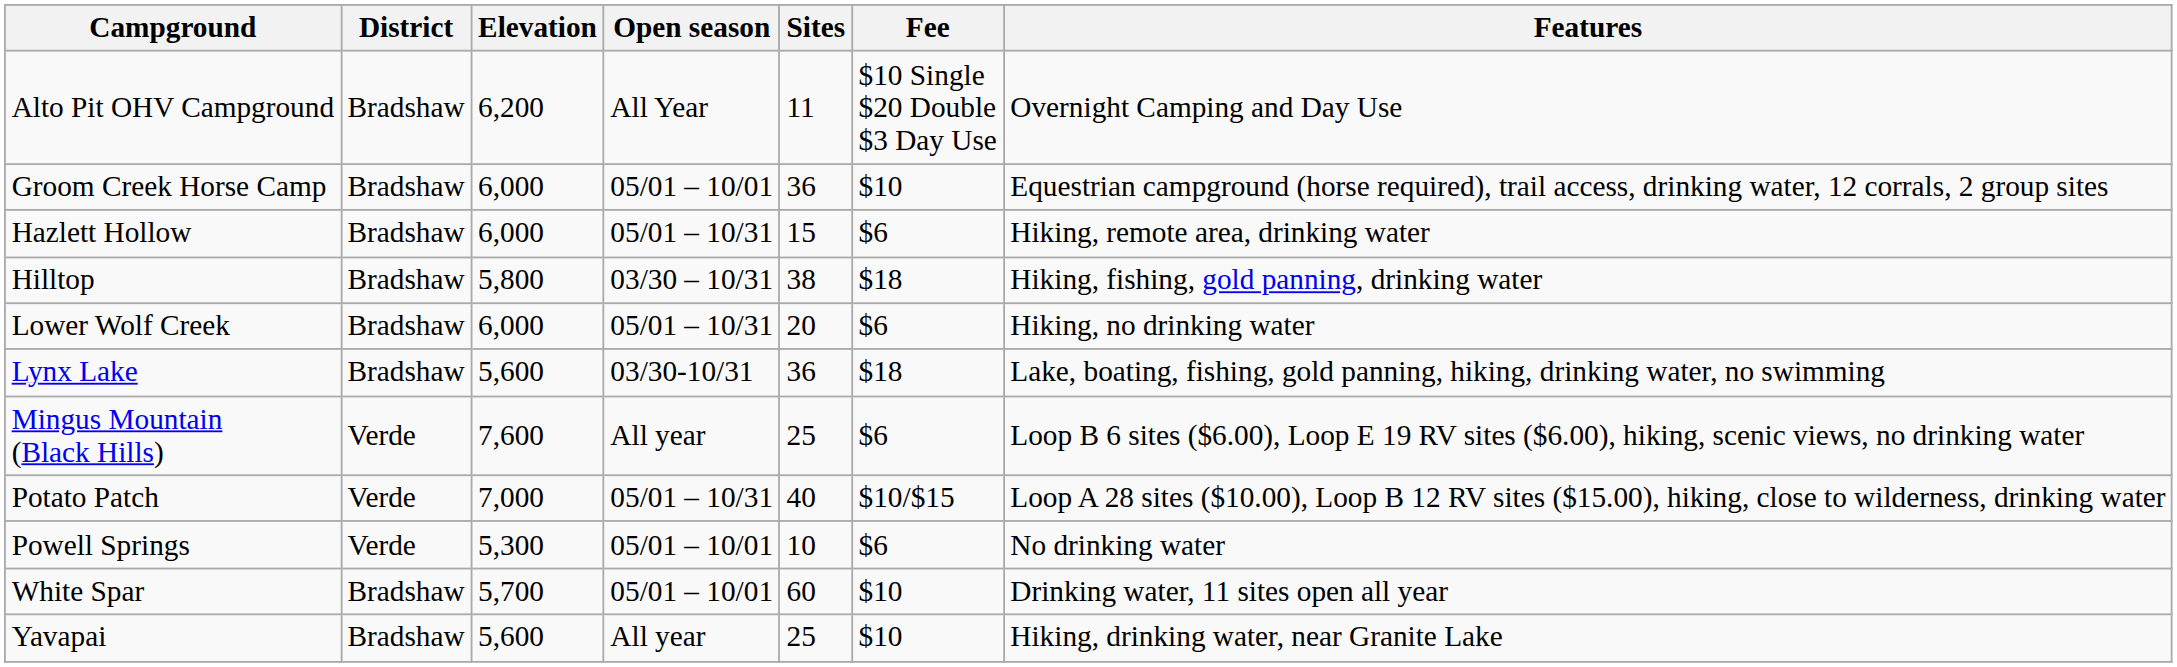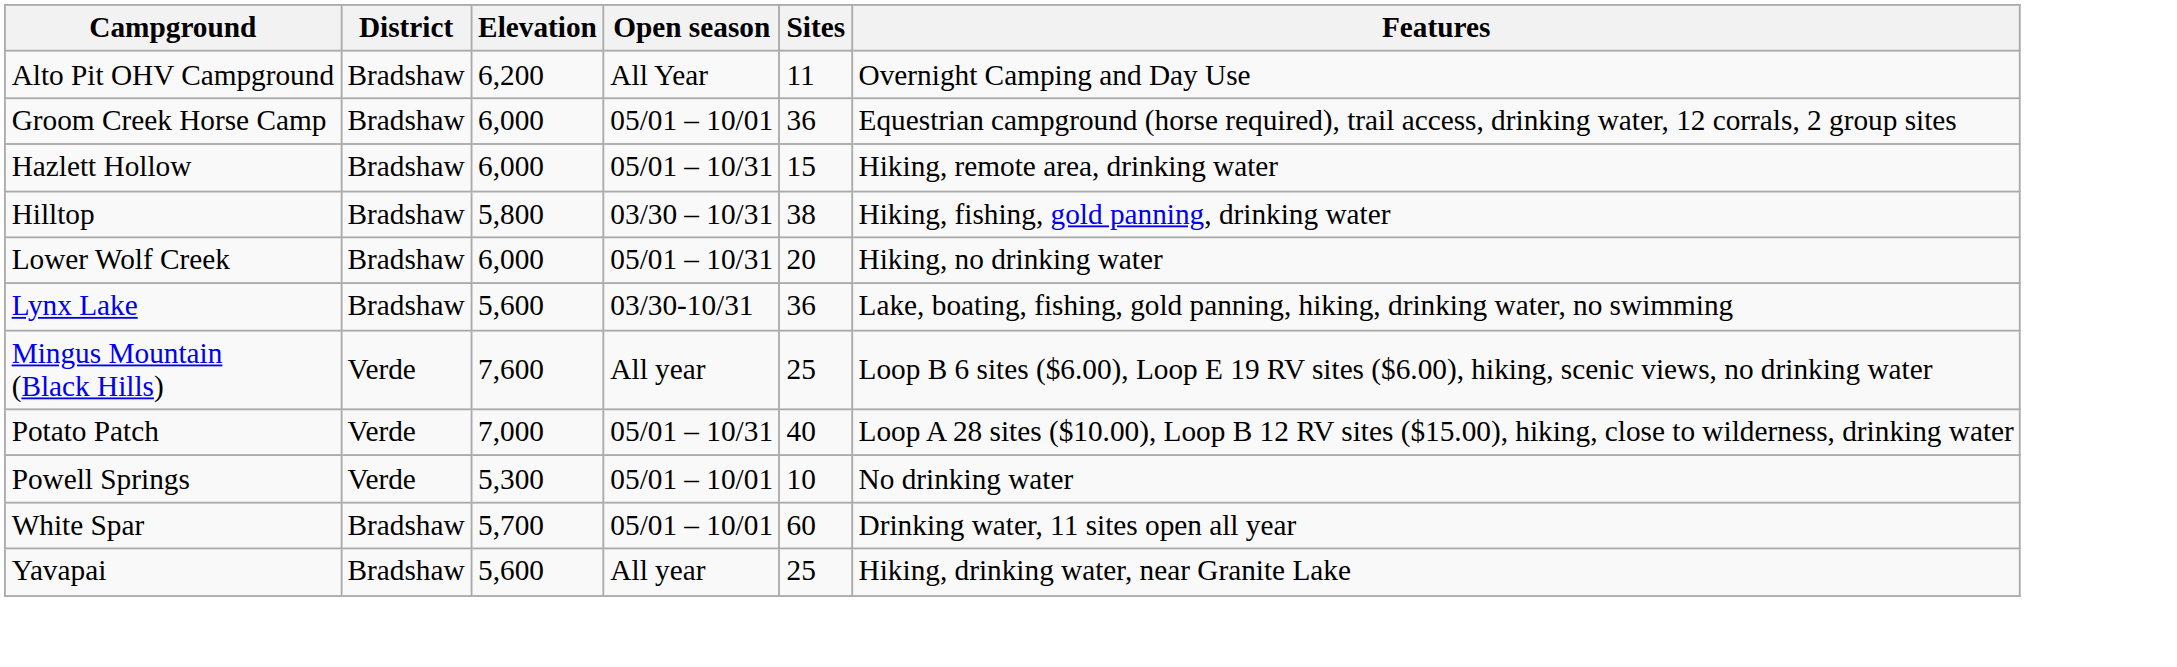- column: (928, 27)
